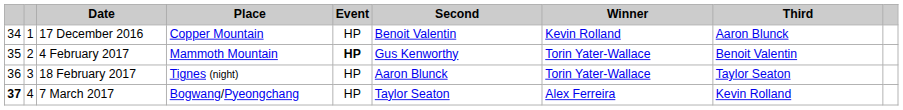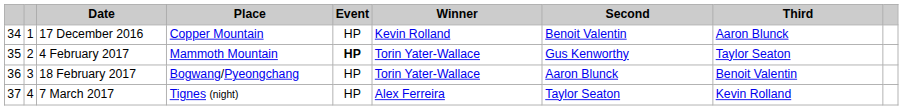columns swapped: (628, 14) <-> (457, 14)
(756, 54) Benoit Valentin -> (753, 54) Taylor Seaton
(204, 74) Tignes (night) -> (234, 74) Bogwang/Pyeongchang
(753, 74) Taylor Seaton -> (756, 74) Benoit Valentin
(14, 94) bold -> (14, 94) normal
(234, 94) Bogwang/Pyeongchang -> (204, 94) Tignes (night)
